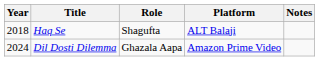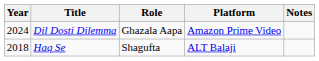rows swapped: (49, 30) <-> (75, 47)
